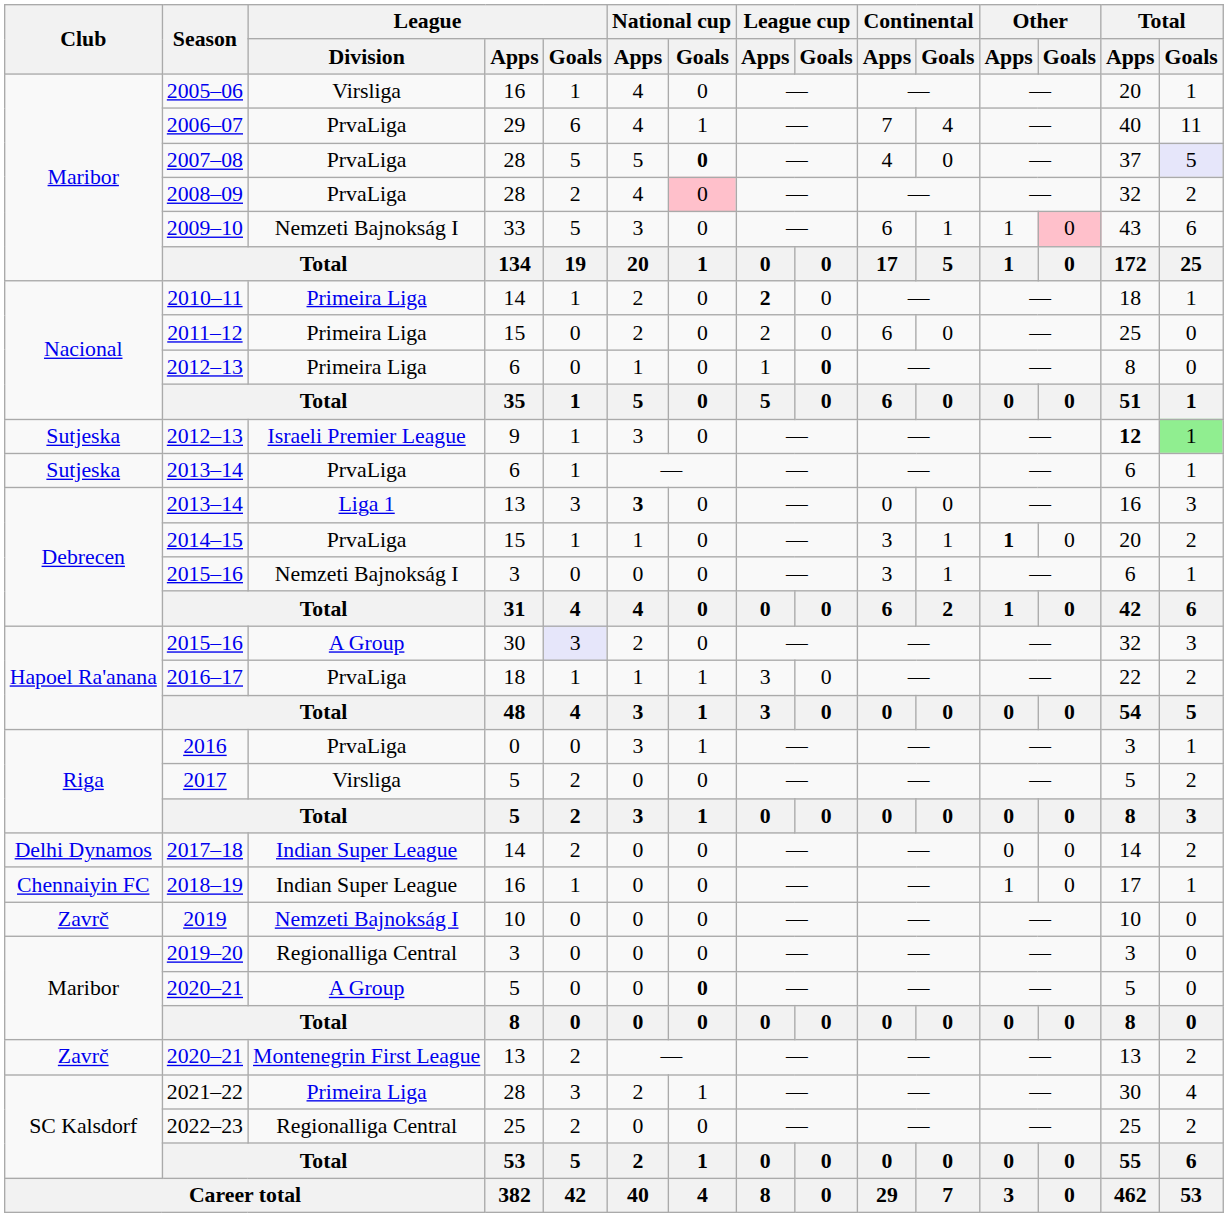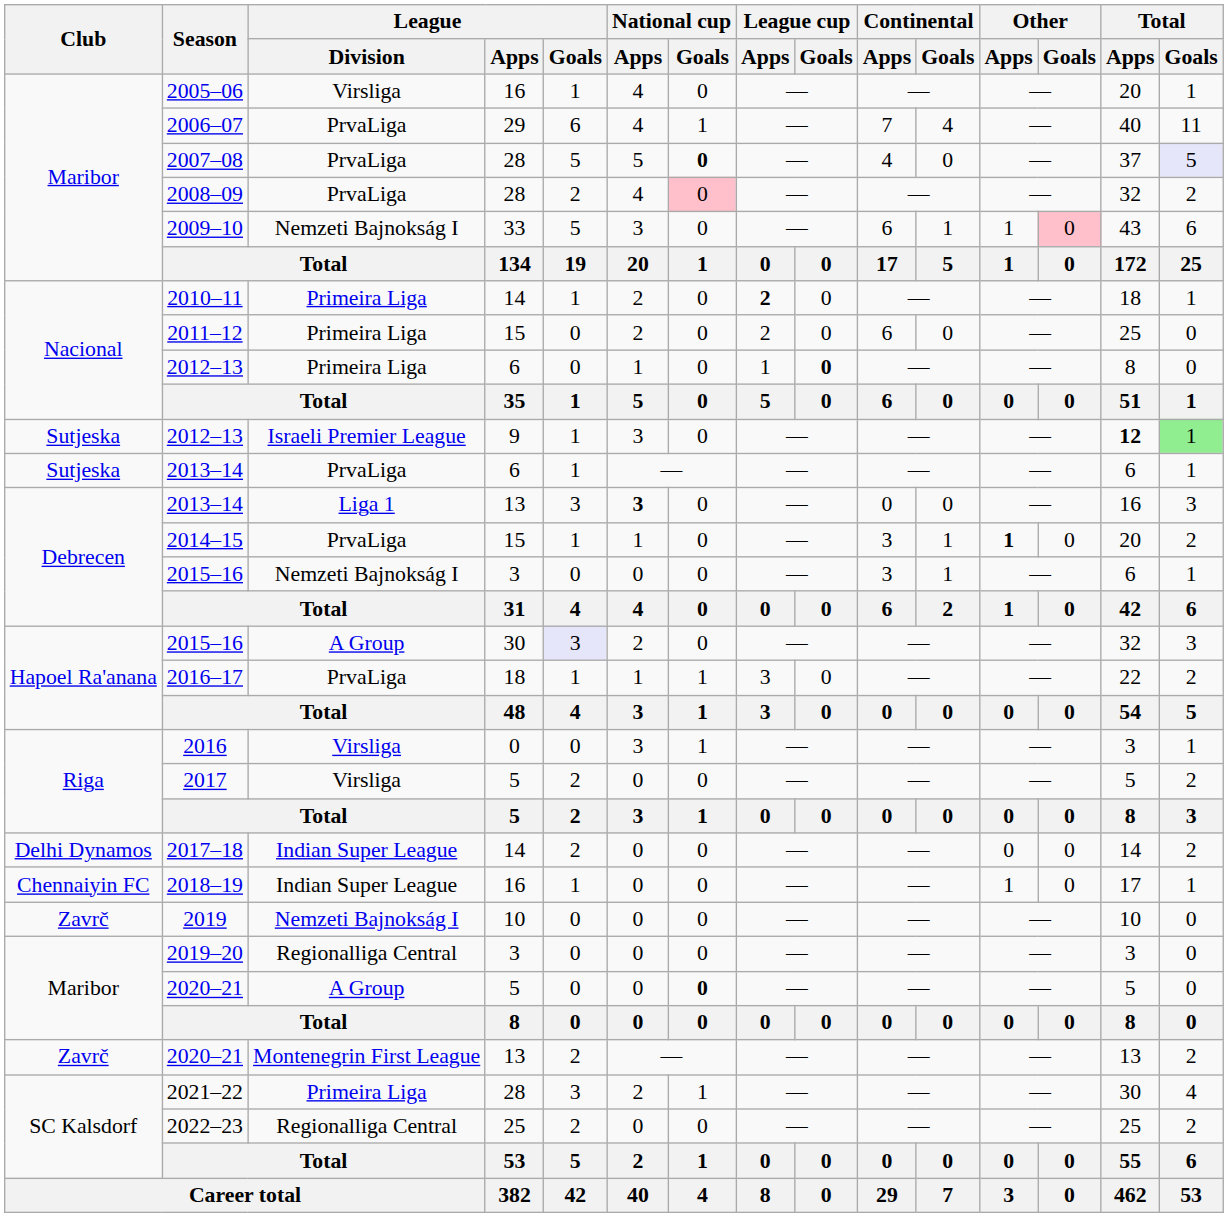(367, 746) PrvaLiga -> (367, 746) Virsliga
